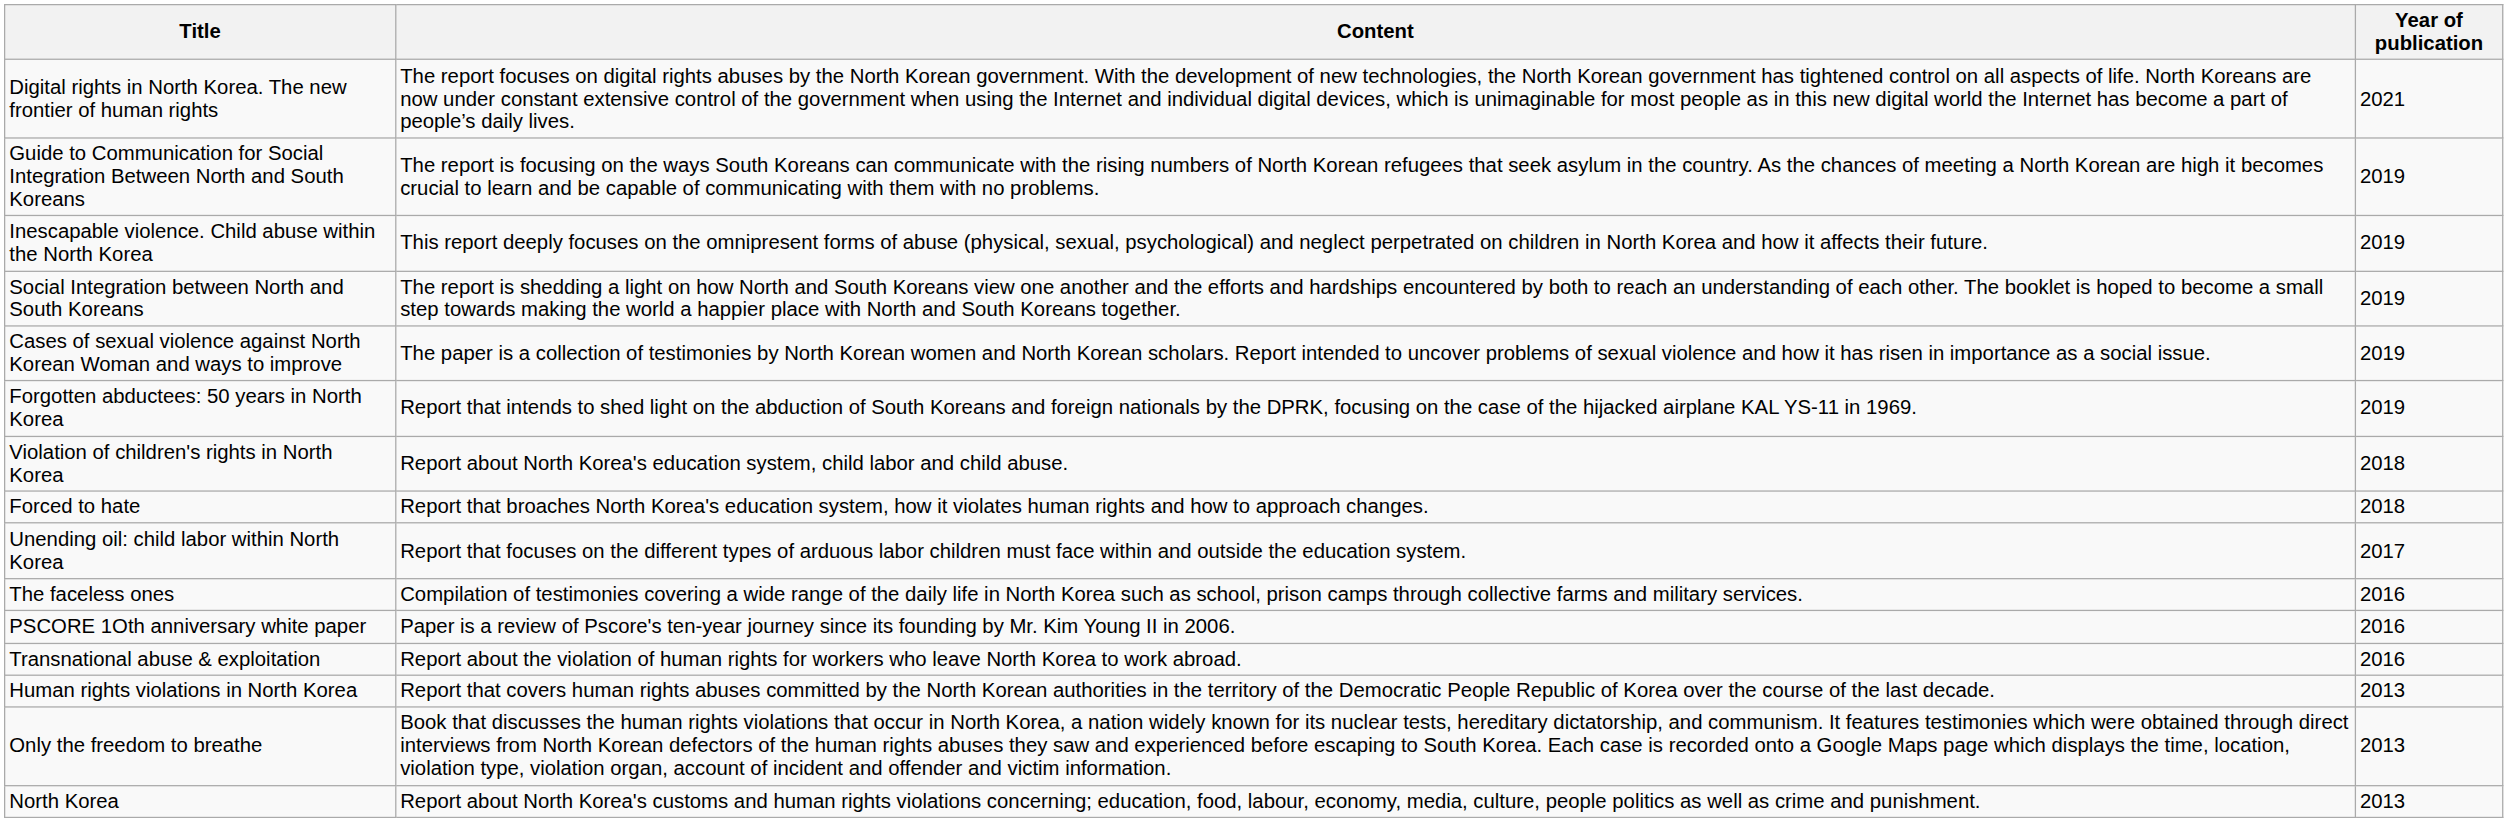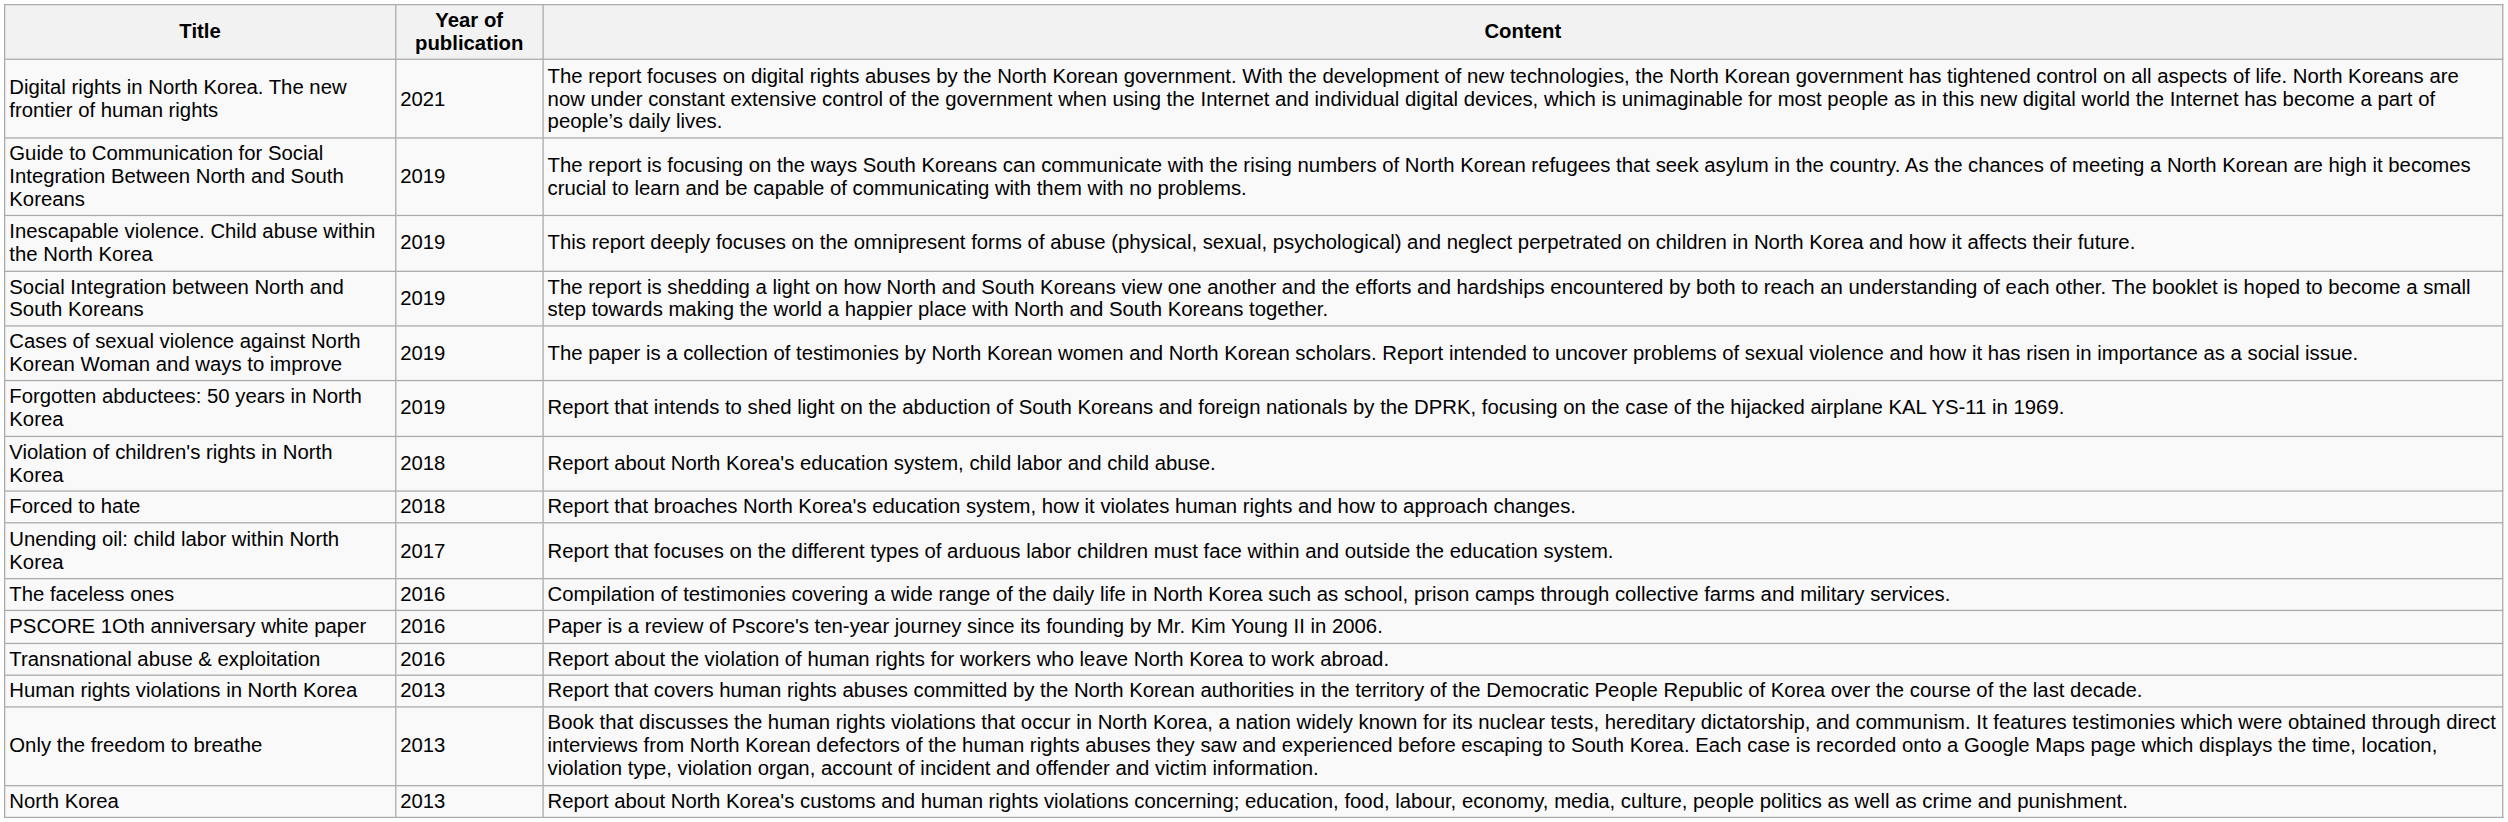columns swapped: (2429, 32) <-> (1375, 32)
